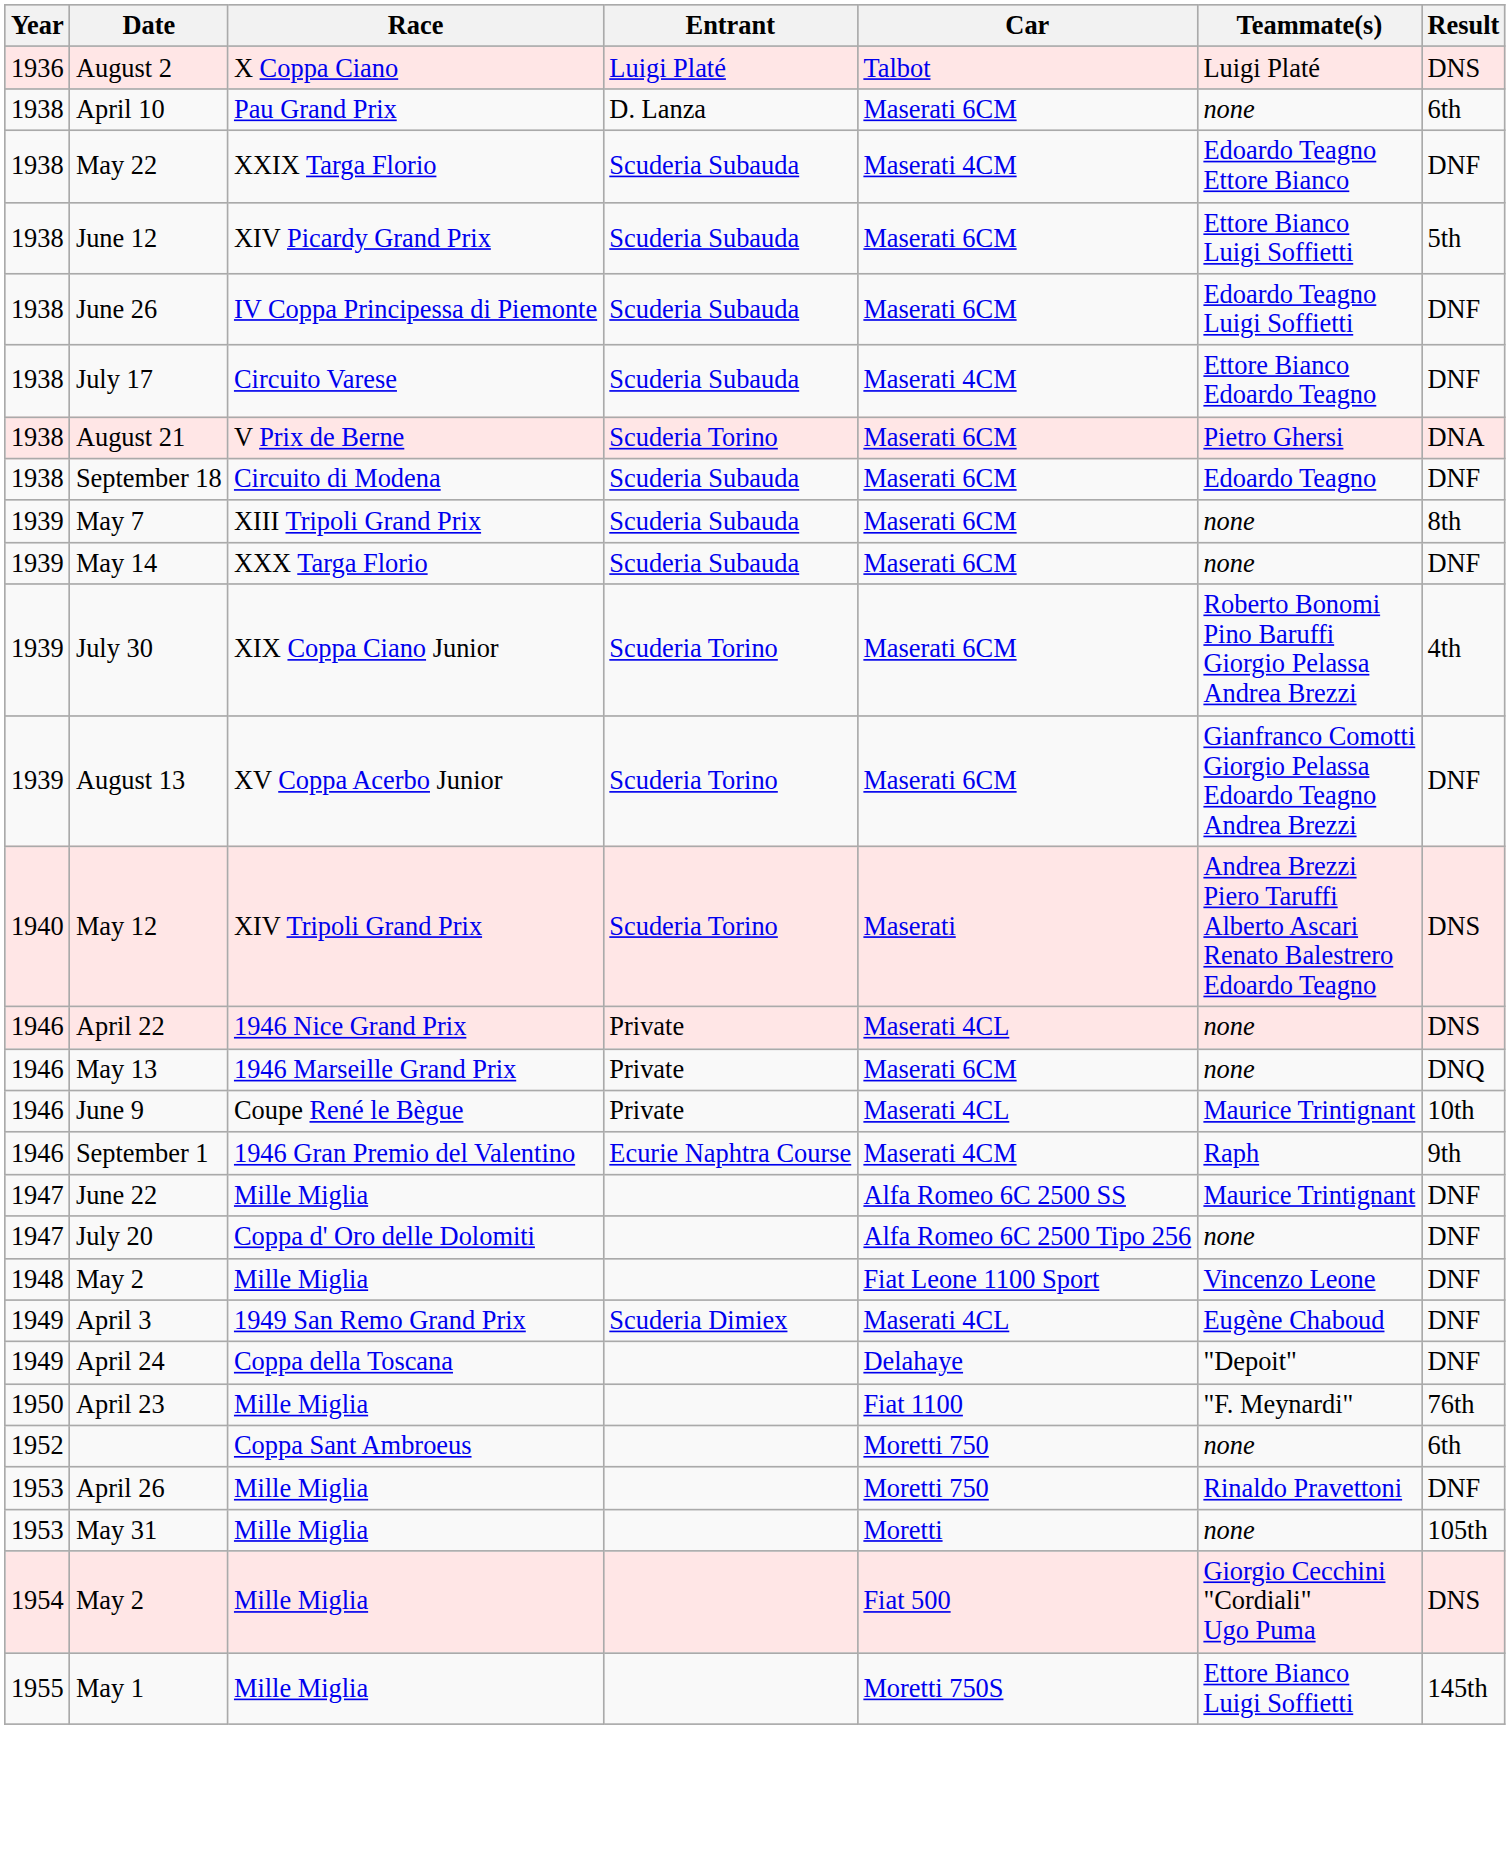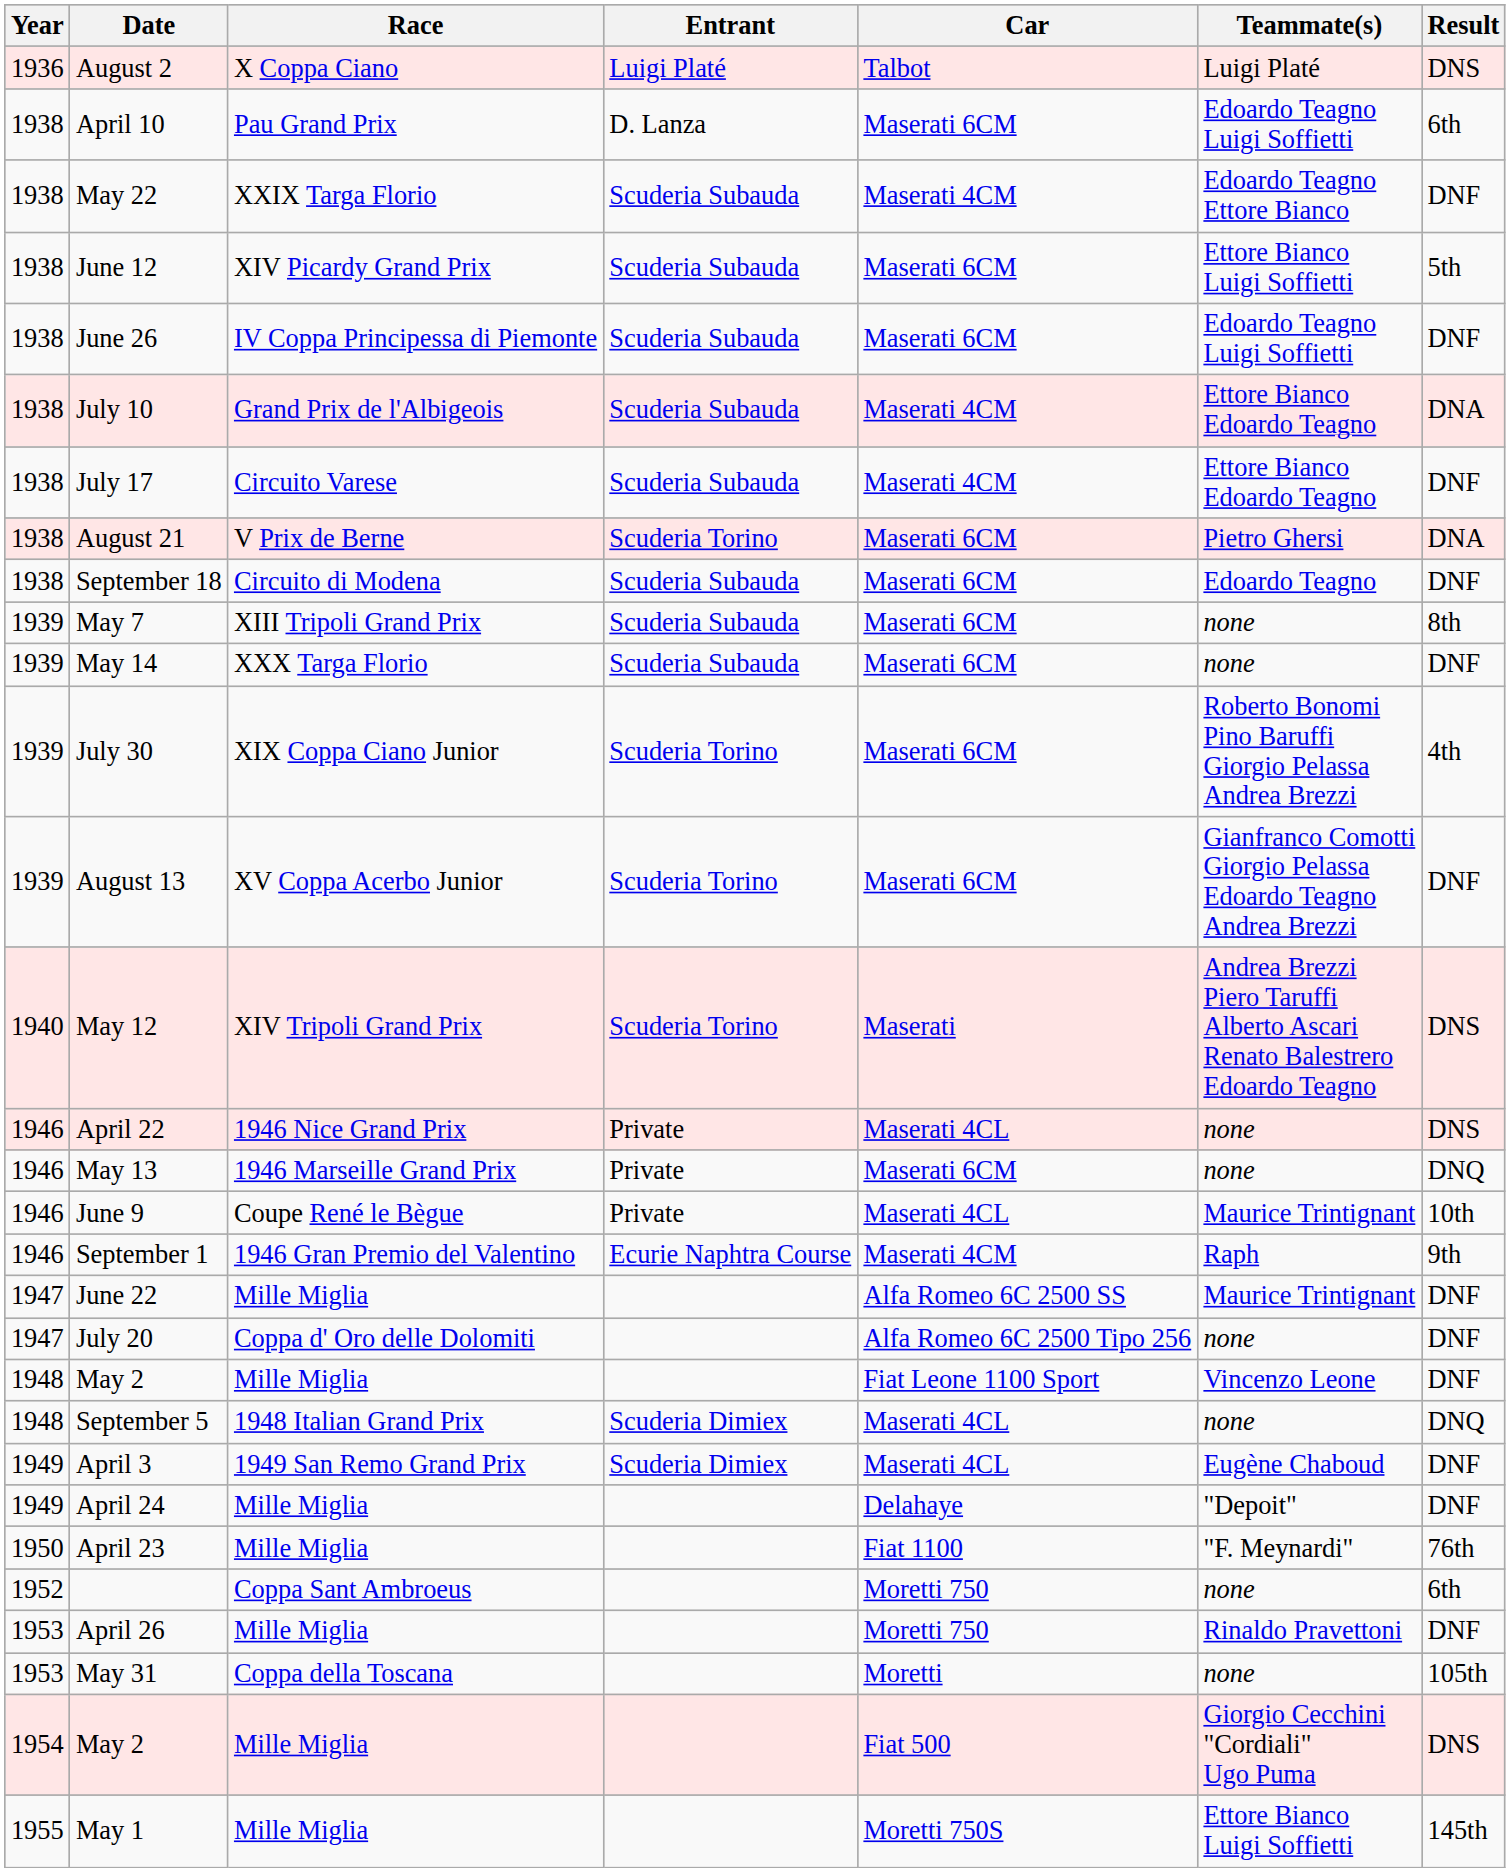(1229, 109) none -> (1290, 124) Edoardo Teagno Luigi Soffietti
+ row: (37, 410)
+ row: (37, 1421)
(343, 1362) Coppa della Toscana -> (301, 1505) Mille Miglia
(301, 1529) Mille Miglia -> (343, 1672) Coppa della Toscana
